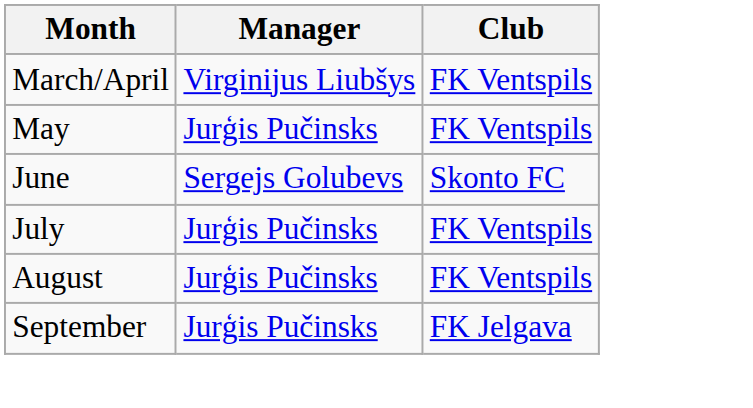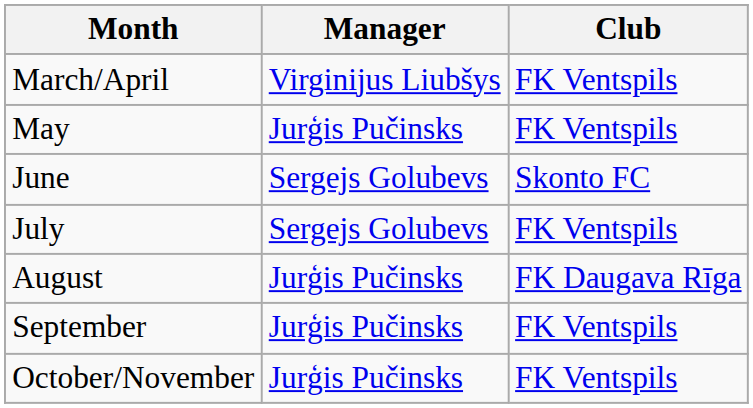(281, 228) Jurģis Pučinsks -> (379, 228) Sergejs Golubevs
(511, 278) FK Ventspils -> (628, 278) FK Daugava Rīga
(501, 327) FK Jelgava -> (596, 327) FK Ventspils
+ row: (133, 377)
